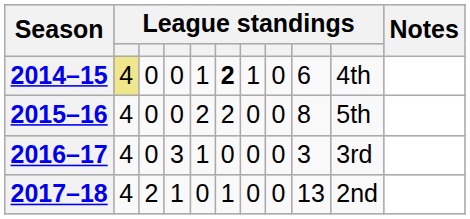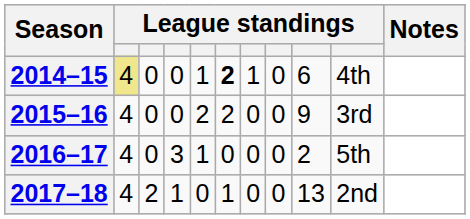(304, 114) 8 -> (304, 114) 9
(354, 114) 5th -> (354, 114) 3rd
(304, 154) 3 -> (304, 154) 2
(354, 154) 3rd -> (354, 154) 5th
